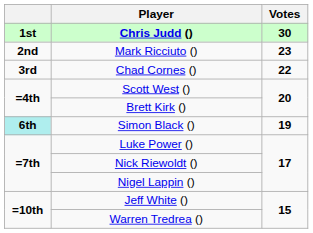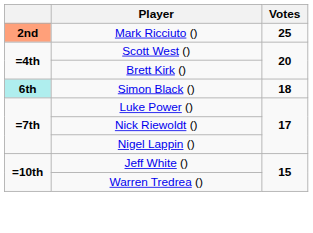- row: (156, 33)
(28, 51) no background -> (28, 33) lightsalmon background
(285, 51) 23 -> (285, 33) 25
- row: (156, 70)
(285, 126) 19 -> (285, 89) 18
